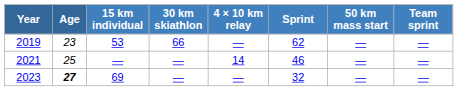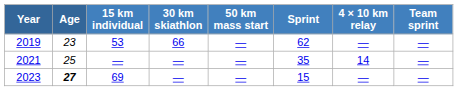columns swapped: (361, 19) <-> (238, 19)
(298, 60) 46 -> (303, 60) 35
(298, 77) 32 -> (303, 77) 15
